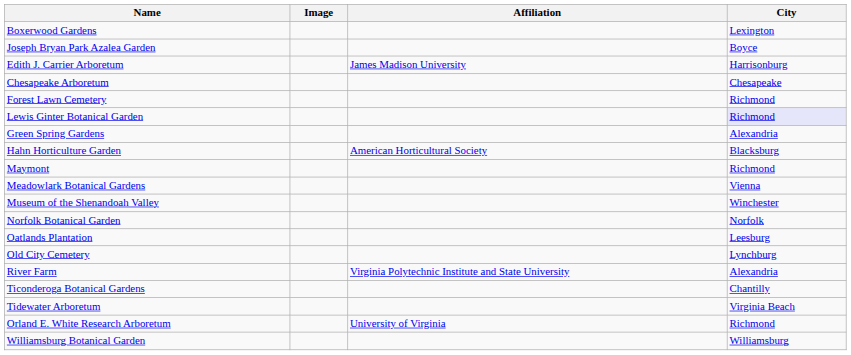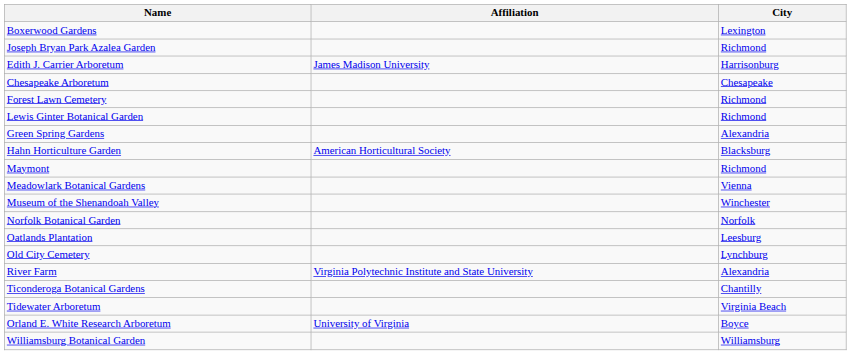- column: (319, 13)
(743, 47) Boyce -> (743, 47) Richmond
(752, 116) lavender background -> (743, 116) no background
(752, 323) Richmond -> (735, 323) Boyce
